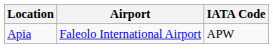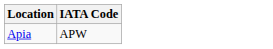- column: (130, 14)
